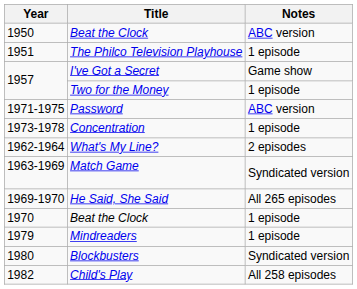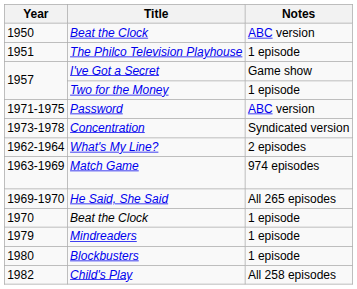(274, 128) 1 episode -> (299, 128) Syndicated version
(299, 173) Syndicated version -> (284, 166) 974 episodes
(299, 255) Syndicated version -> (274, 255) 1 episode
